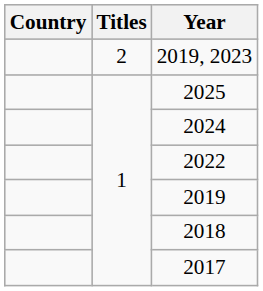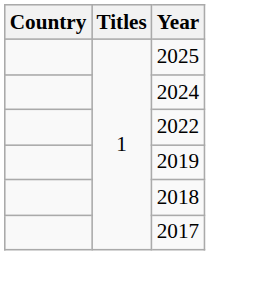- row: (204, 56)
